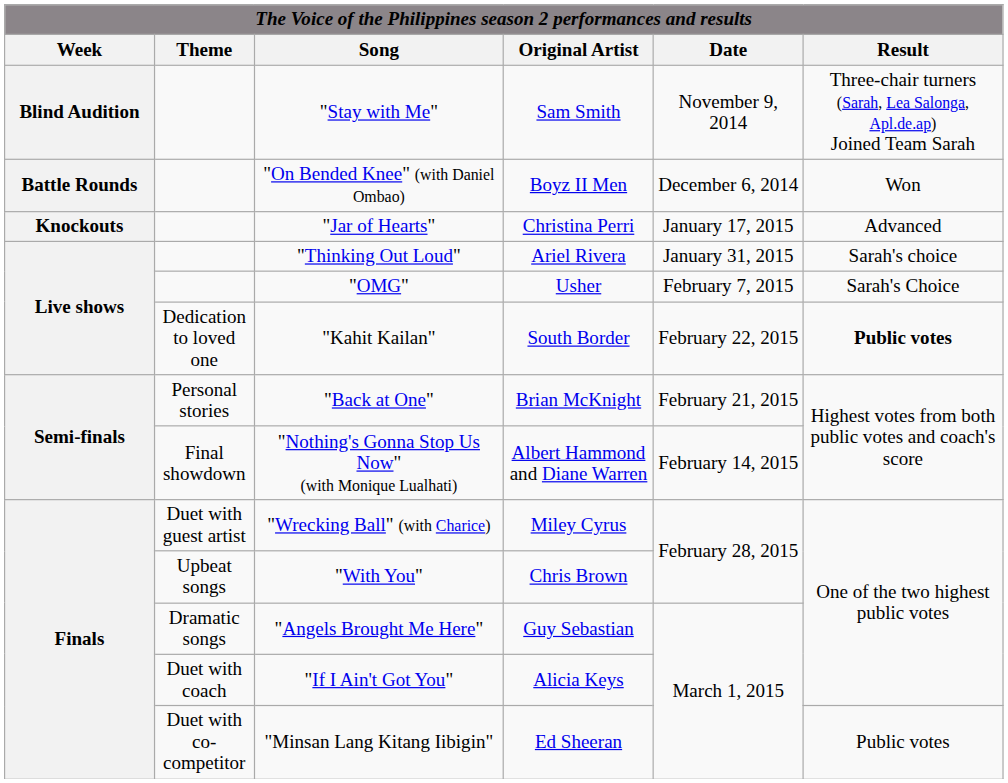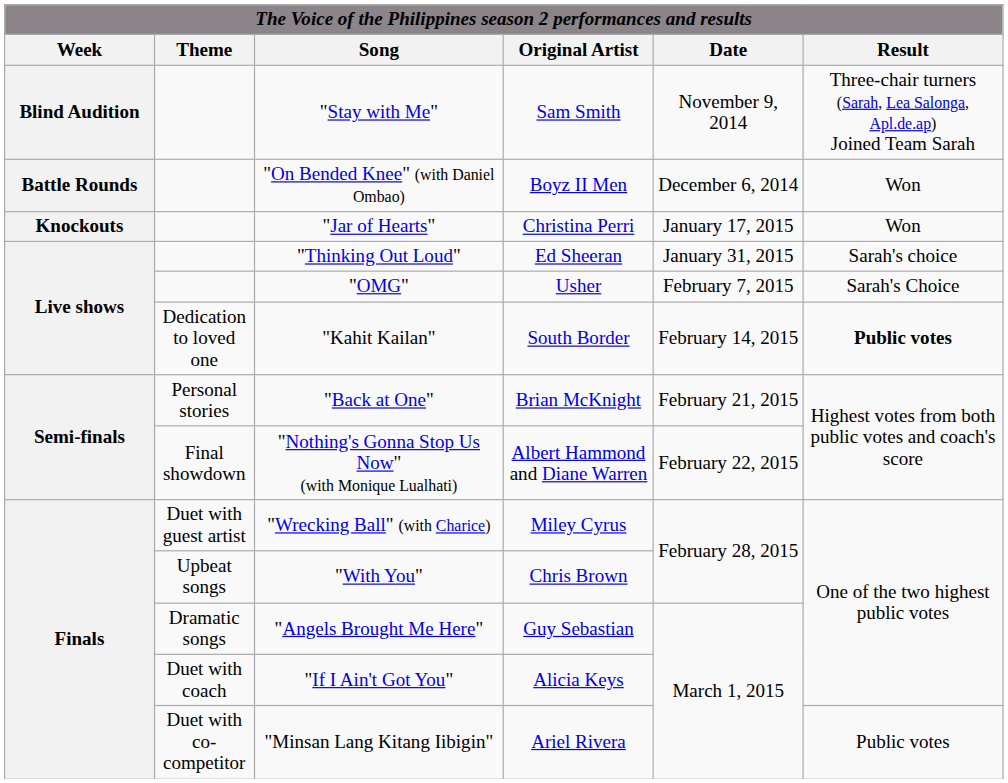(903, 226) Advanced -> (903, 226) Won
(579, 256) Ariel Rivera -> (579, 256) Ed Sheeran
(728, 338) February 22, 2015 -> (728, 338) February 14, 2015
(728, 462) February 14, 2015 -> (728, 462) February 22, 2015
(579, 742) Ed Sheeran -> (579, 742) Ariel Rivera
